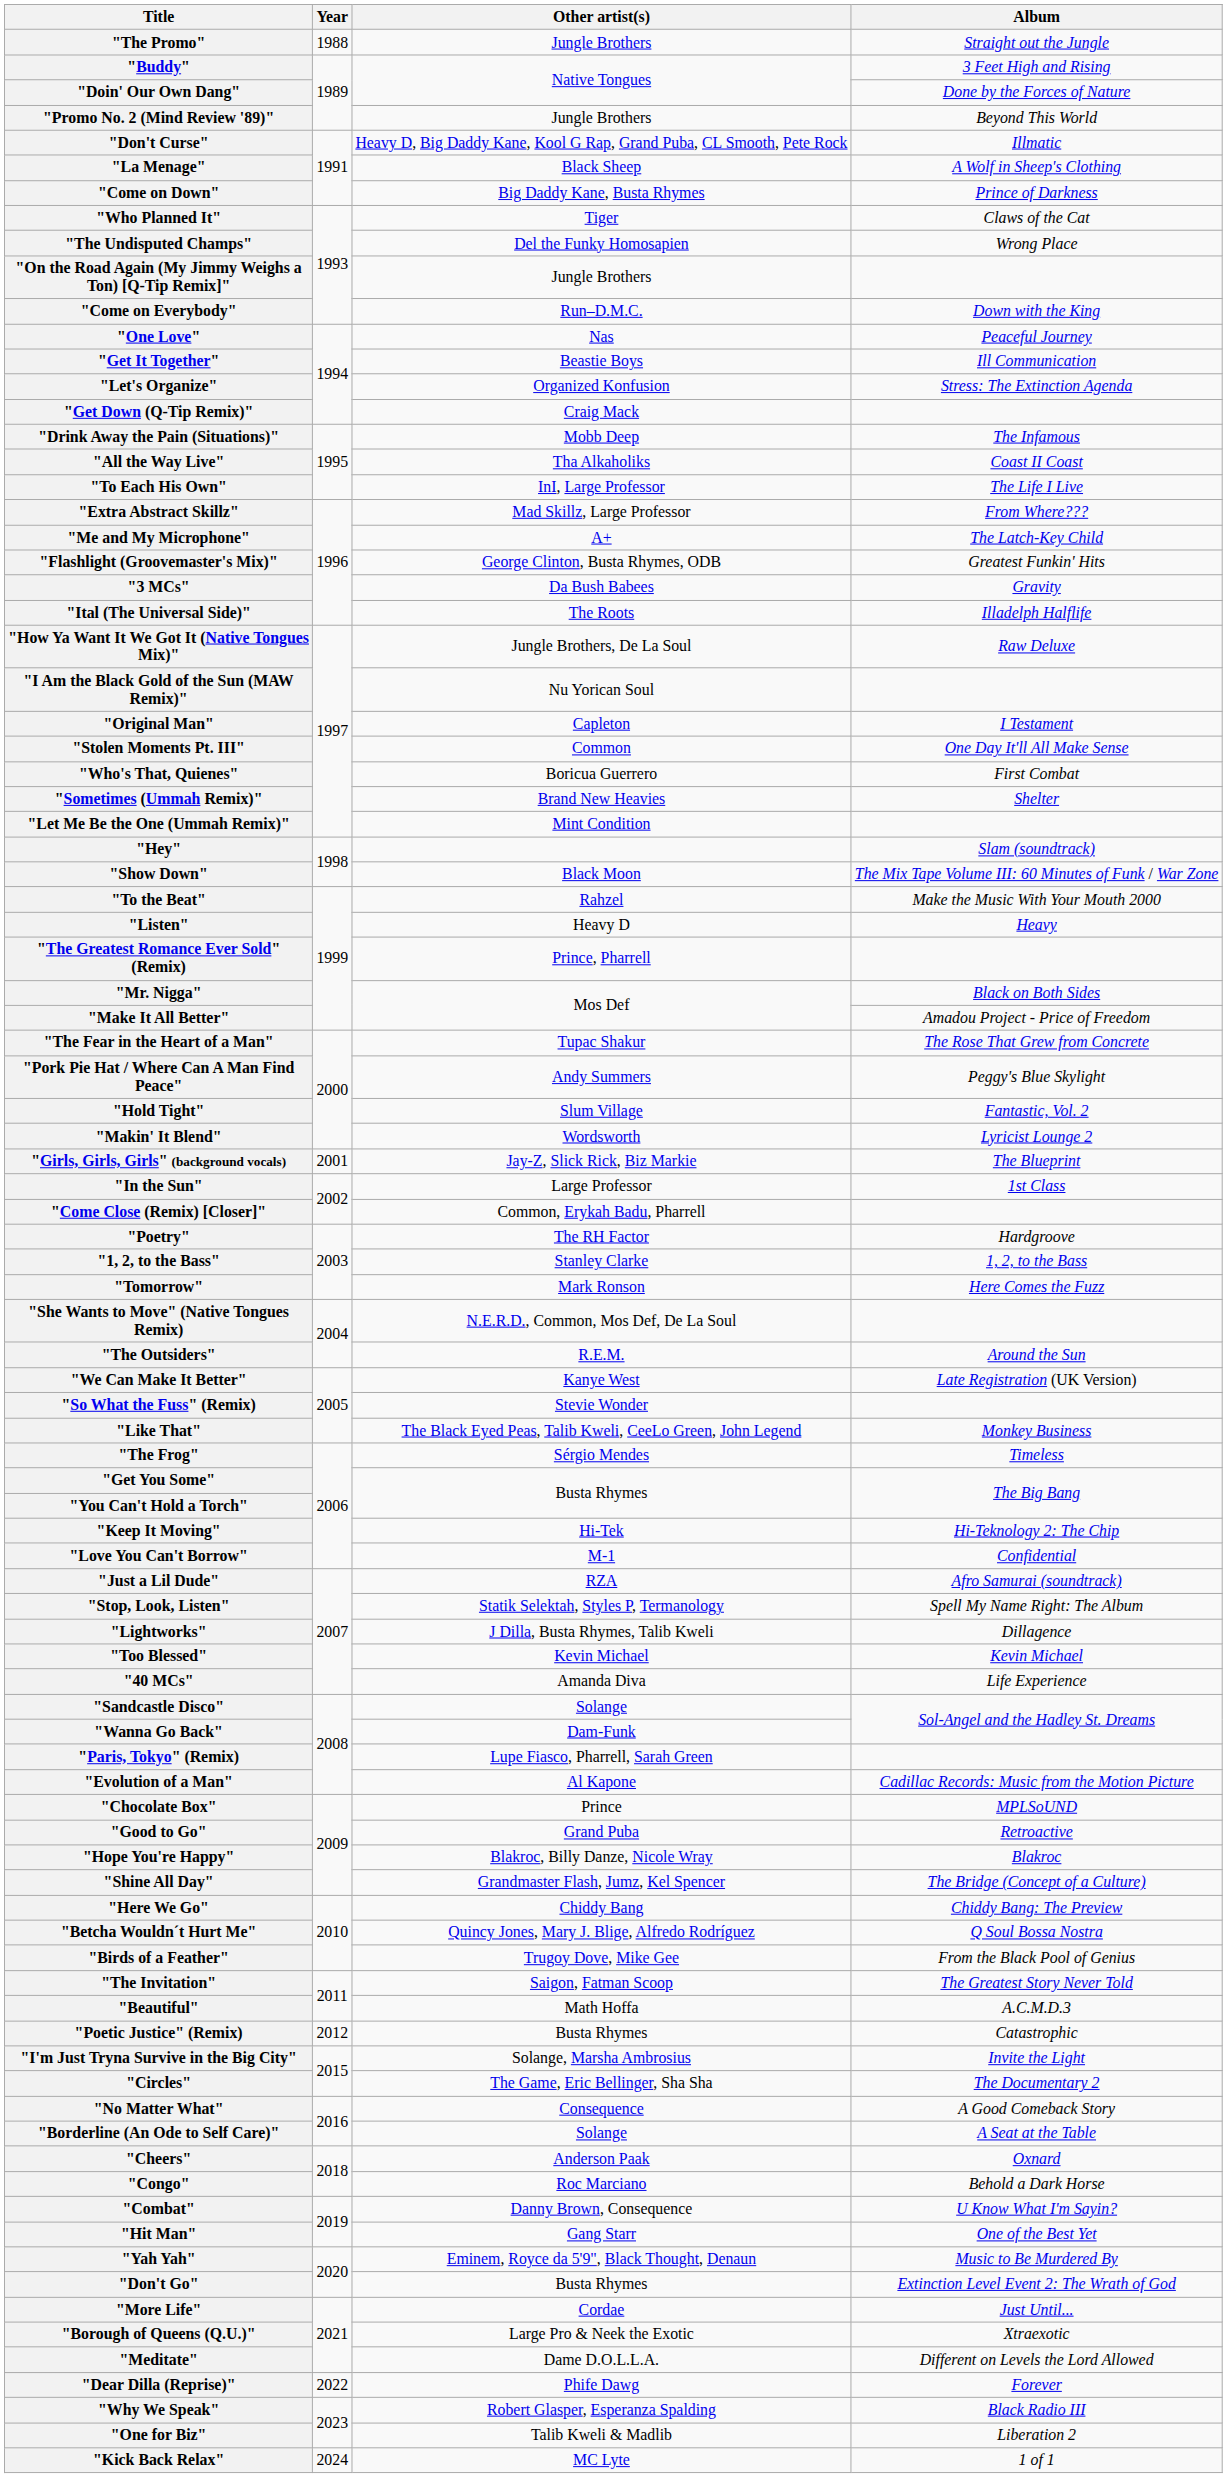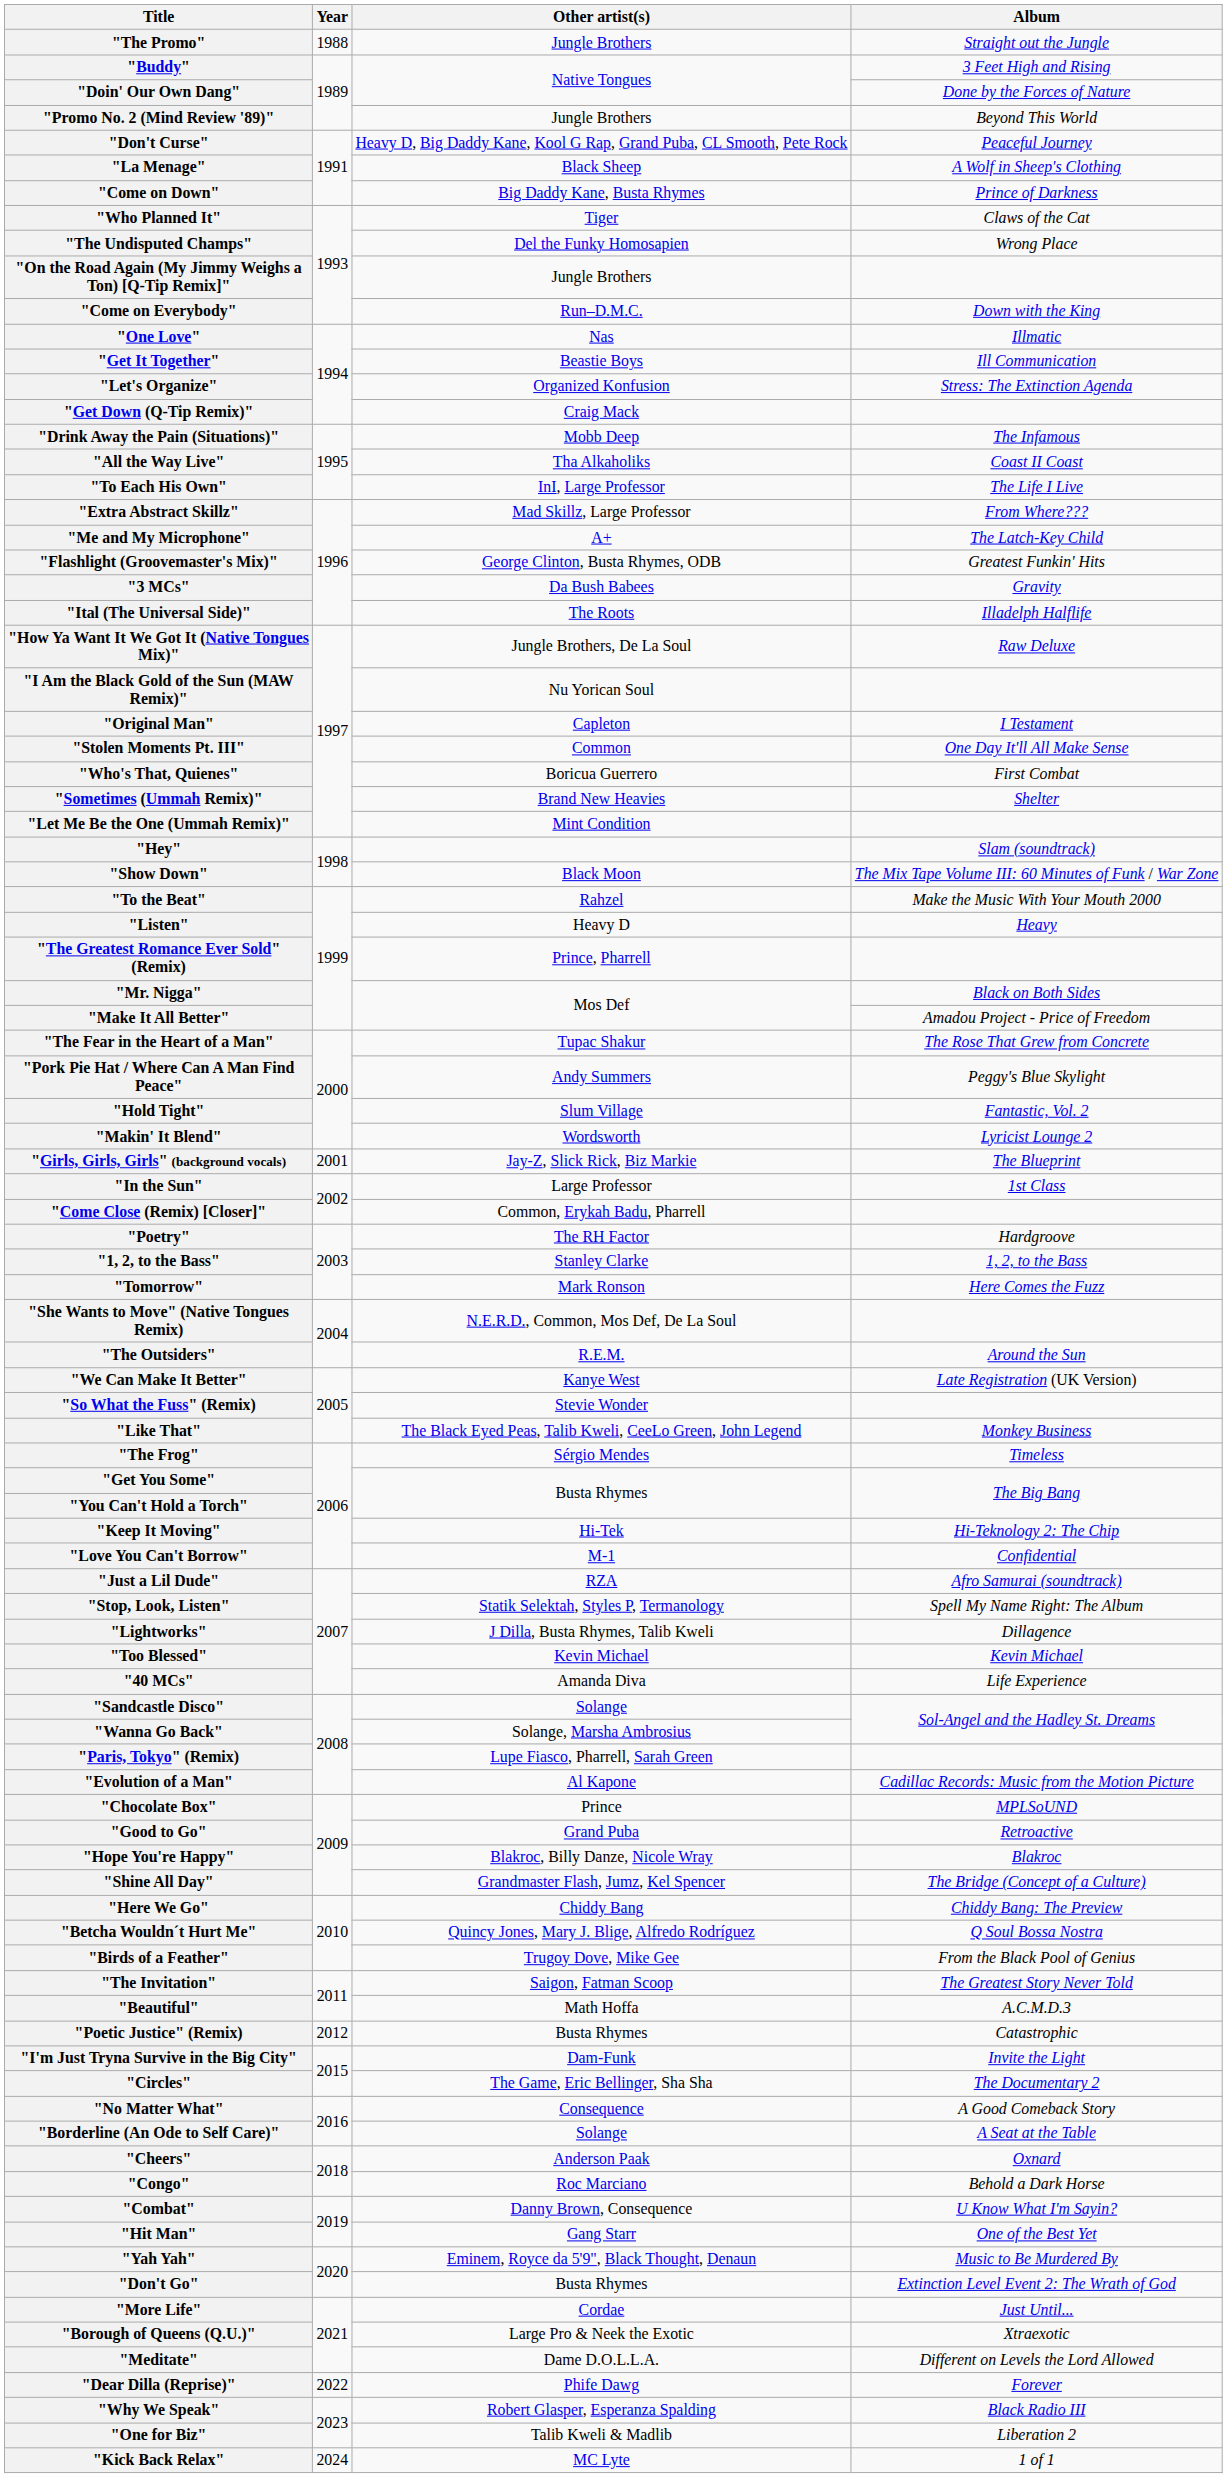(1037, 142) Illmatic -> (1037, 142) Peaceful Journey
(1037, 336) Peaceful Journey -> (1037, 336) Illmatic
(601, 1731) Dam-Funk -> (601, 1731) Solange, Marsha Ambrosius
(601, 2058) Solange, Marsha Ambrosius -> (601, 2058) Dam-Funk
